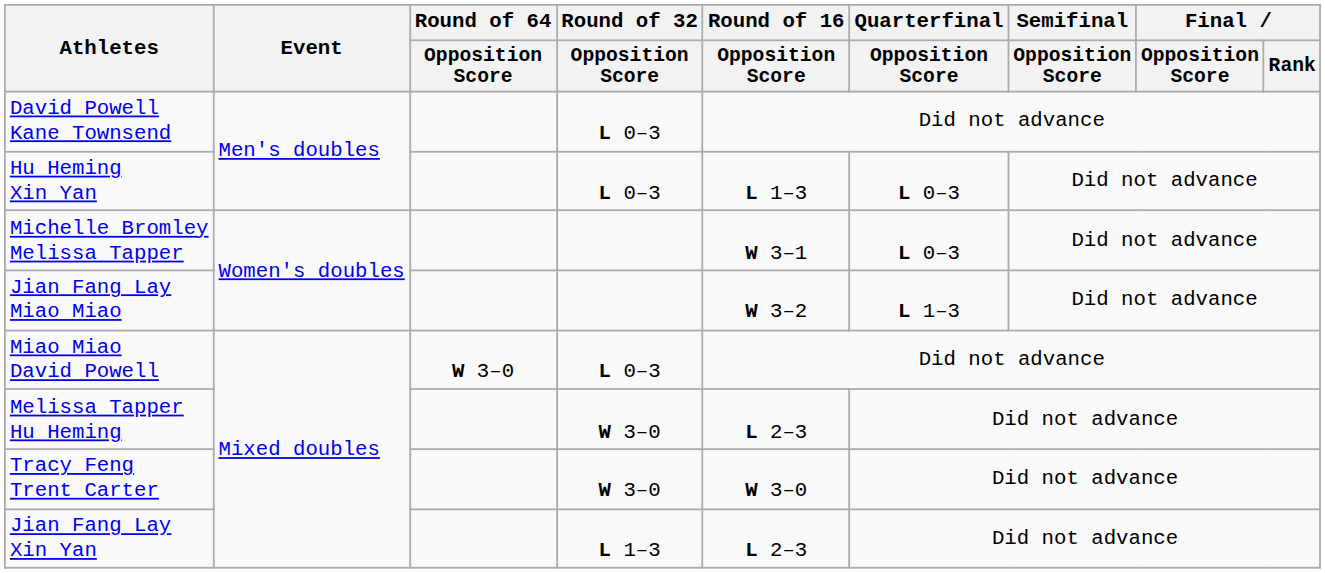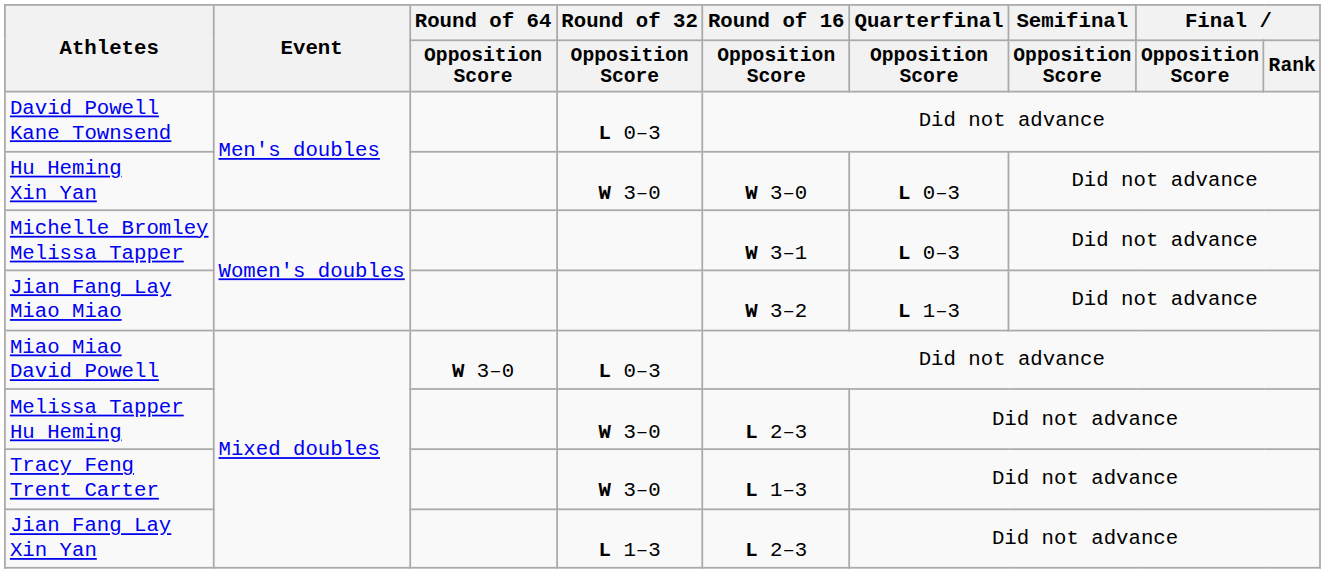(630, 193) L 0–3 -> (630, 193) W 3–0
(776, 193) L 1–3 -> (776, 193) W 3–0
(776, 491) W 3–0 -> (776, 491) L 1–3
